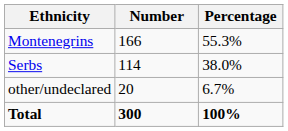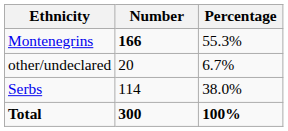(130, 41) normal -> (130, 41) bold
rows swapped: (25, 65) <-> (60, 89)
